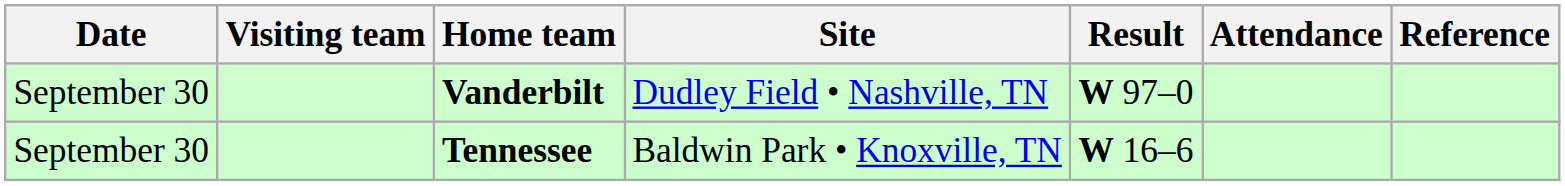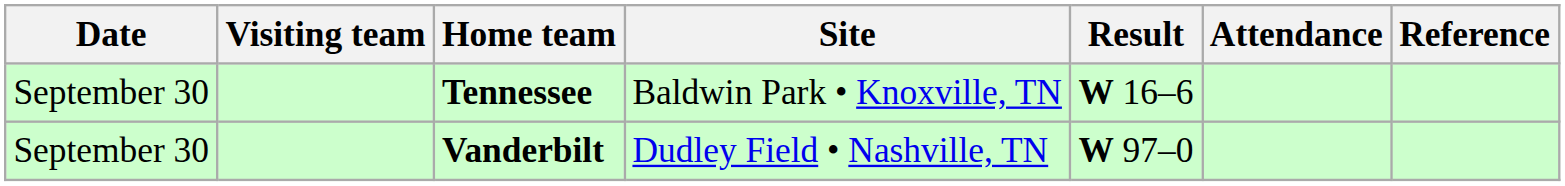rows swapped: (517, 150) <-> (523, 92)
